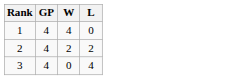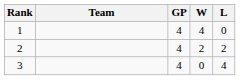+ column: (102, 13)
